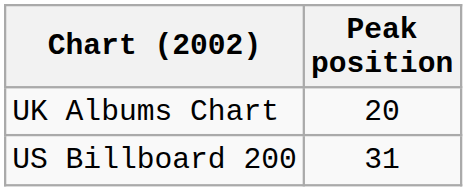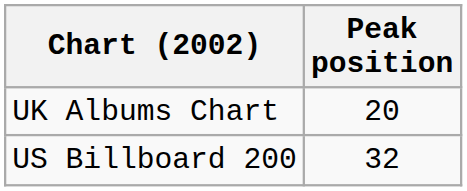(382, 160) 31 -> (382, 160) 32
